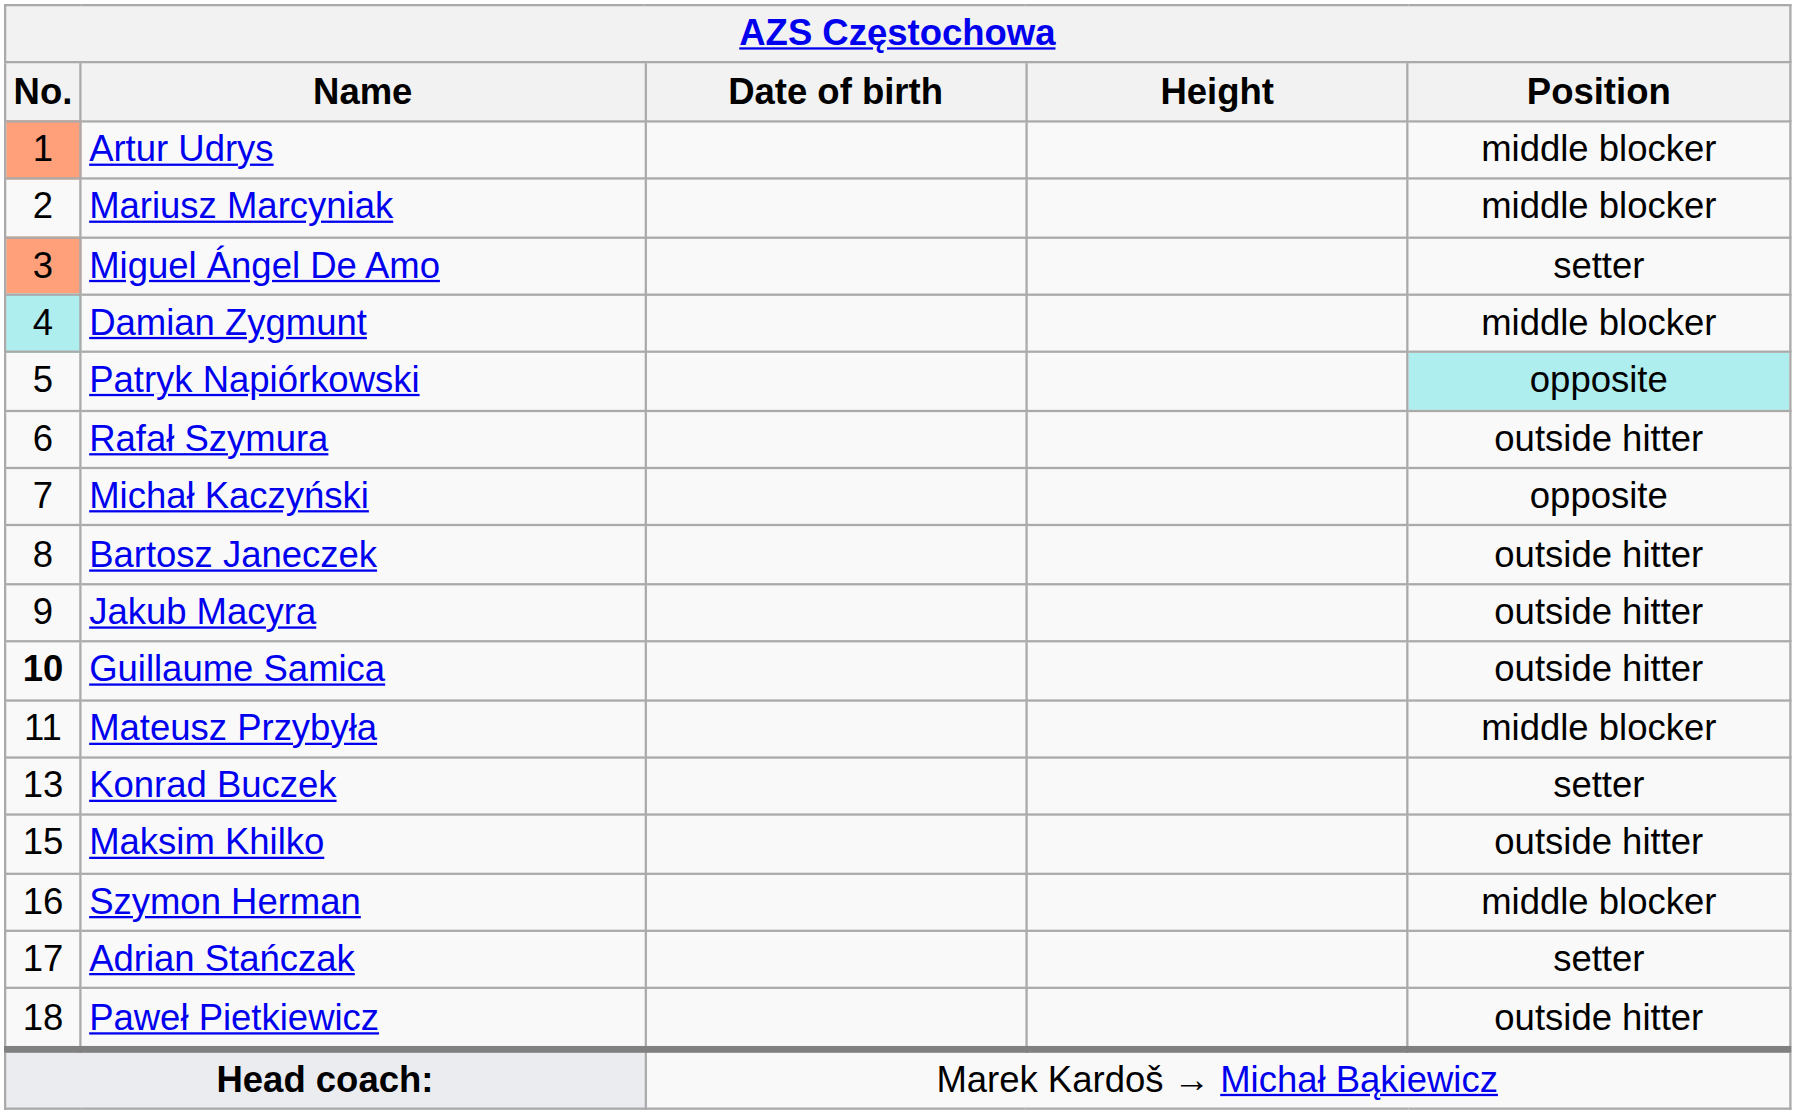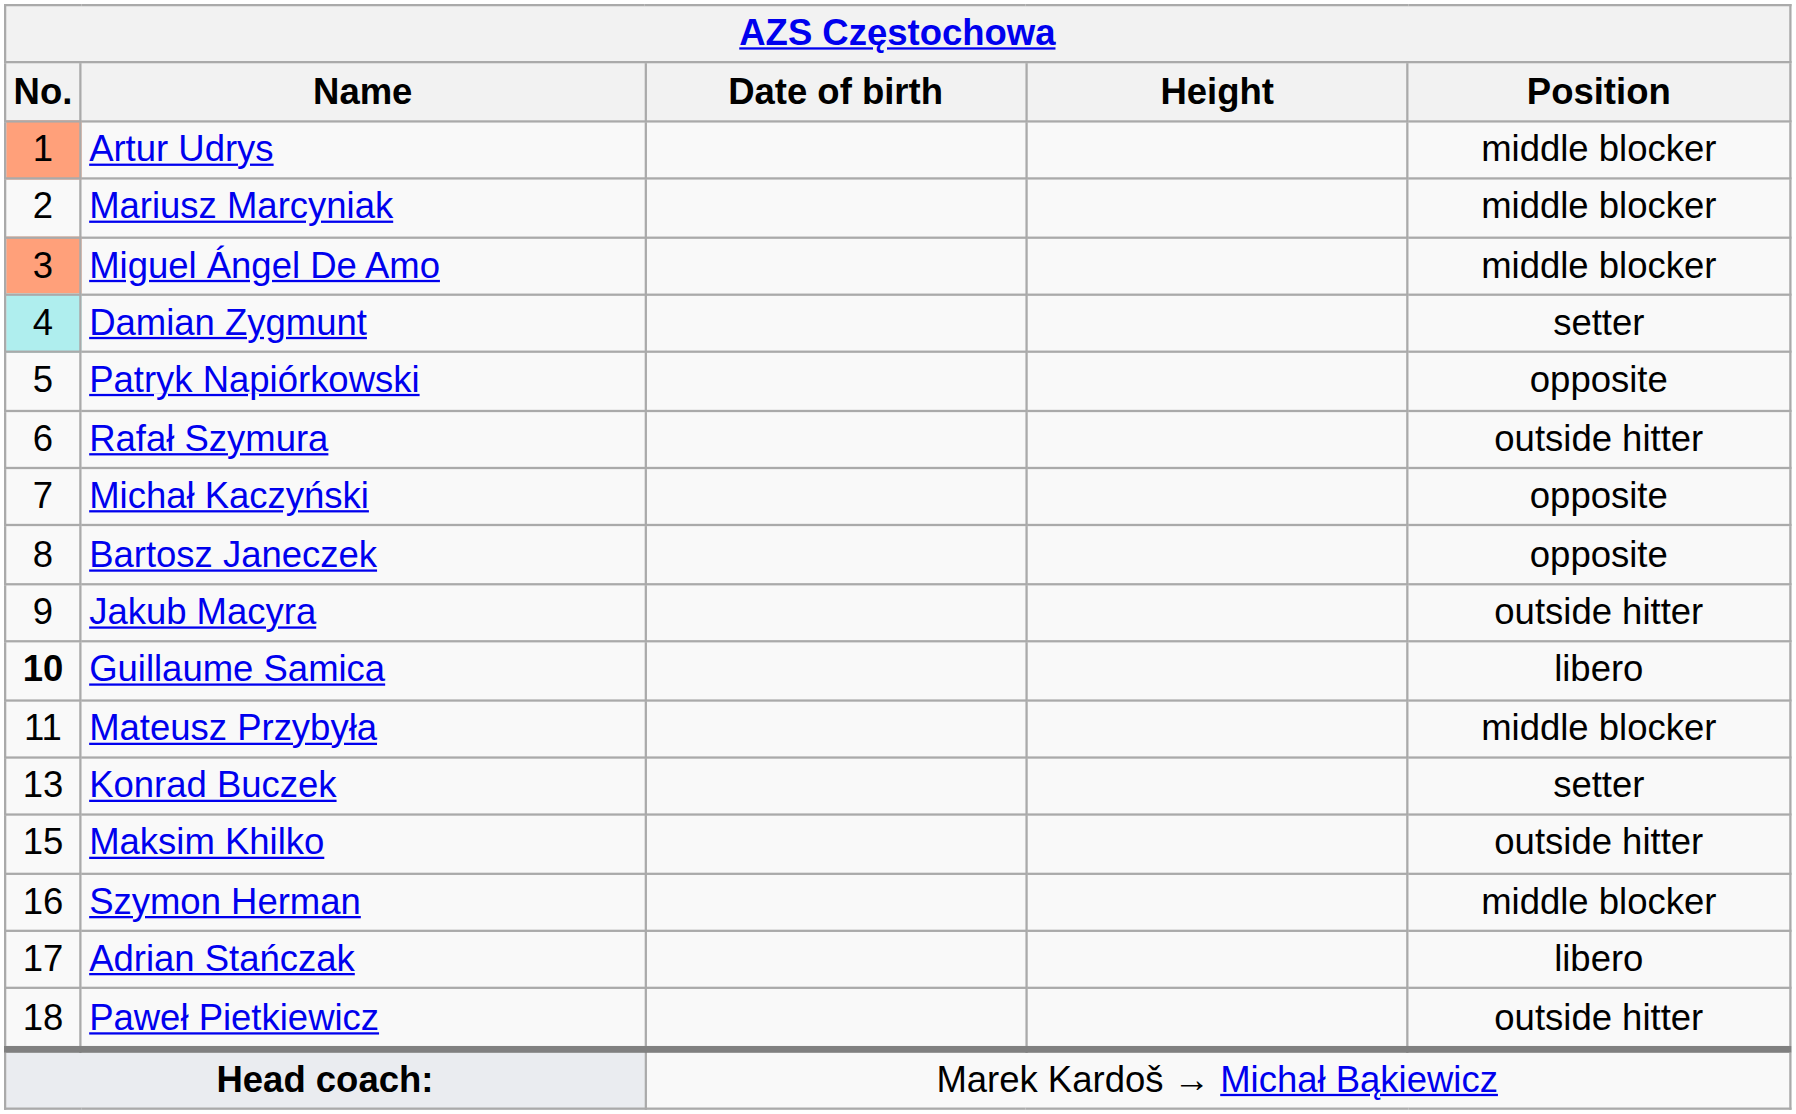(1599, 264) setter -> (1599, 264) middle blocker
(1599, 322) middle blocker -> (1599, 322) setter
(1599, 380) paleturquoise background -> (1599, 380) no background
(1599, 554) outside hitter -> (1599, 554) opposite
(1599, 669) outside hitter -> (1599, 669) libero
(1599, 959) setter -> (1599, 959) libero
